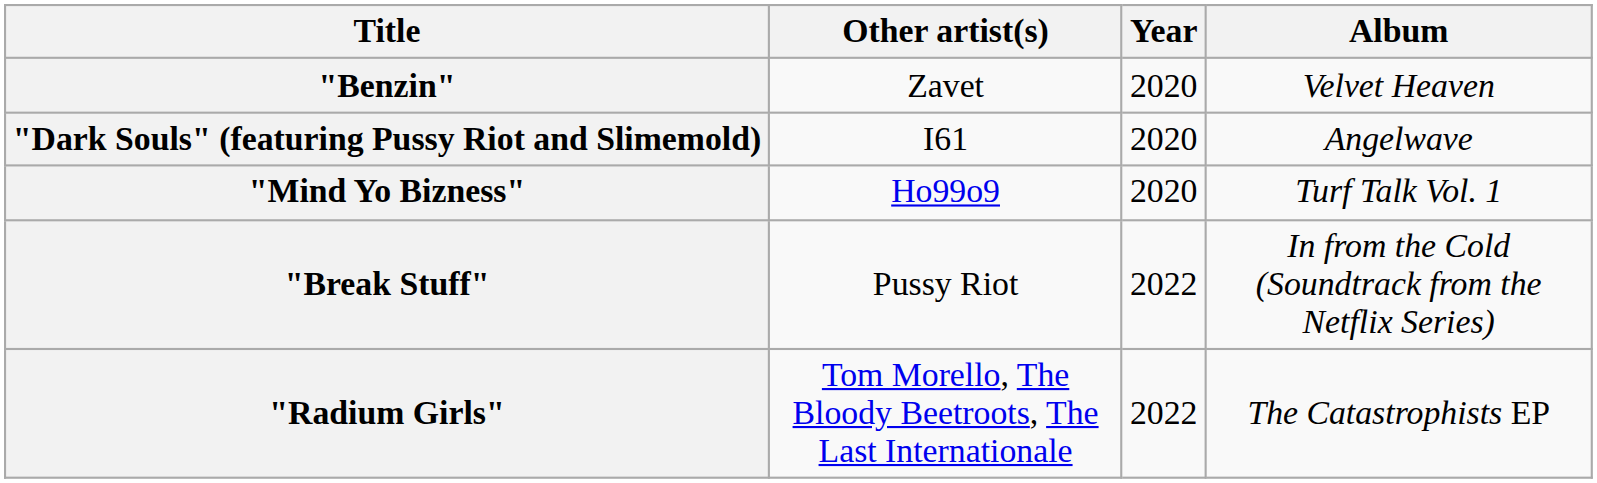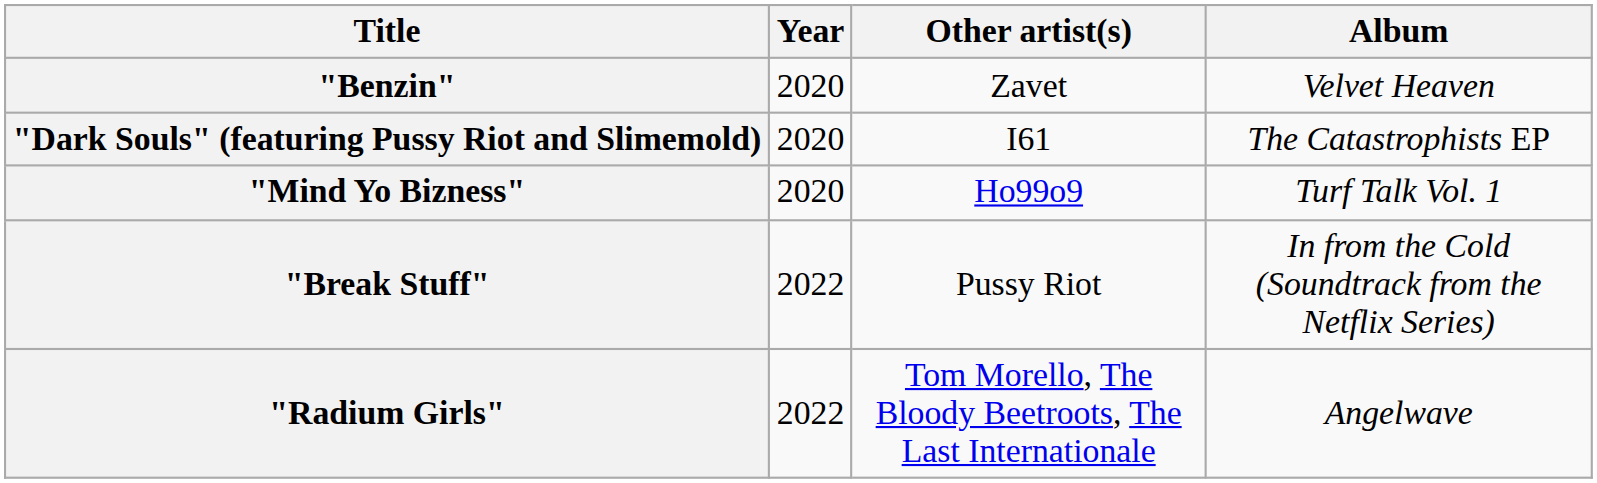columns swapped: (1164, 31) <-> (946, 31)
(1399, 138) Angelwave -> (1399, 138) The Catastrophists EP
(1399, 412) The Catastrophists EP -> (1399, 412) Angelwave
